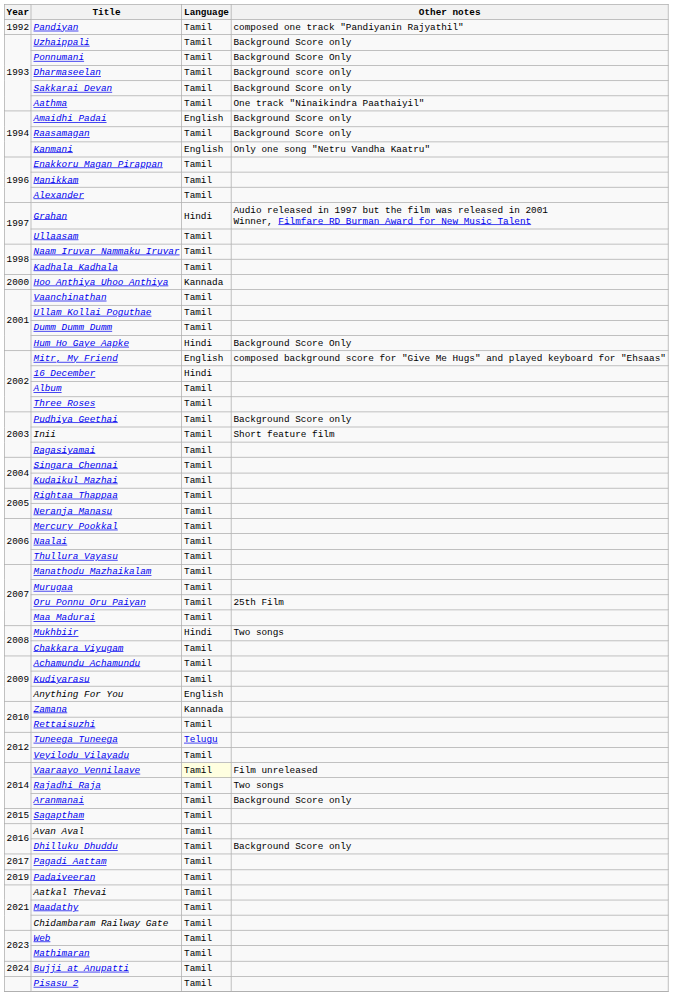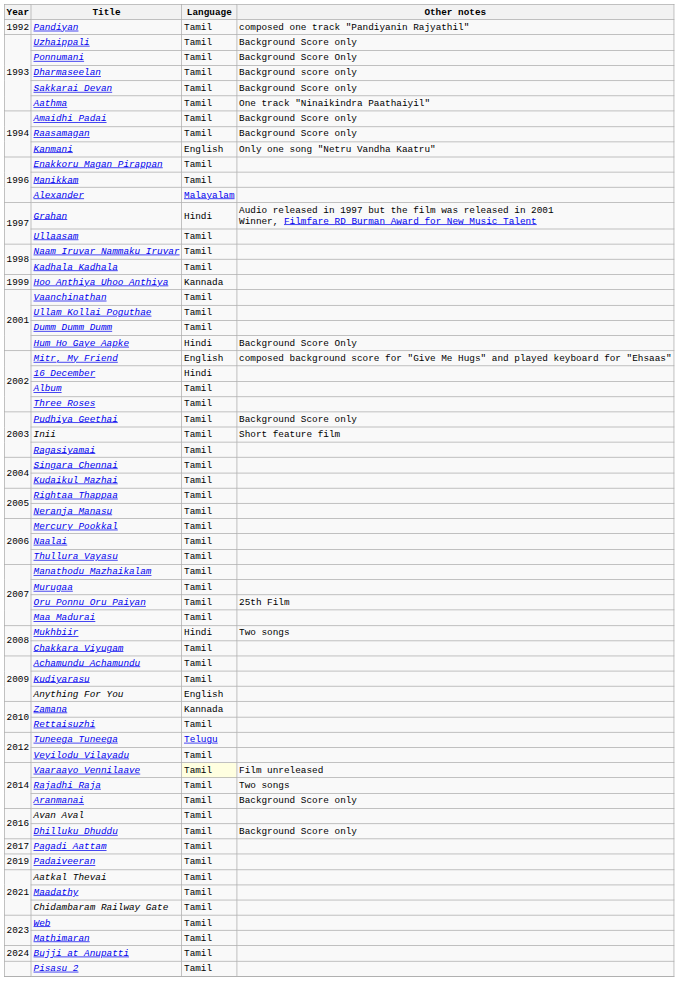(204, 119) English -> (198, 119) Tamil
(198, 195) Tamil -> (209, 195) Malayalam
(18, 282) 2000 -> (18, 282) 1999
- row: (59, 816)
